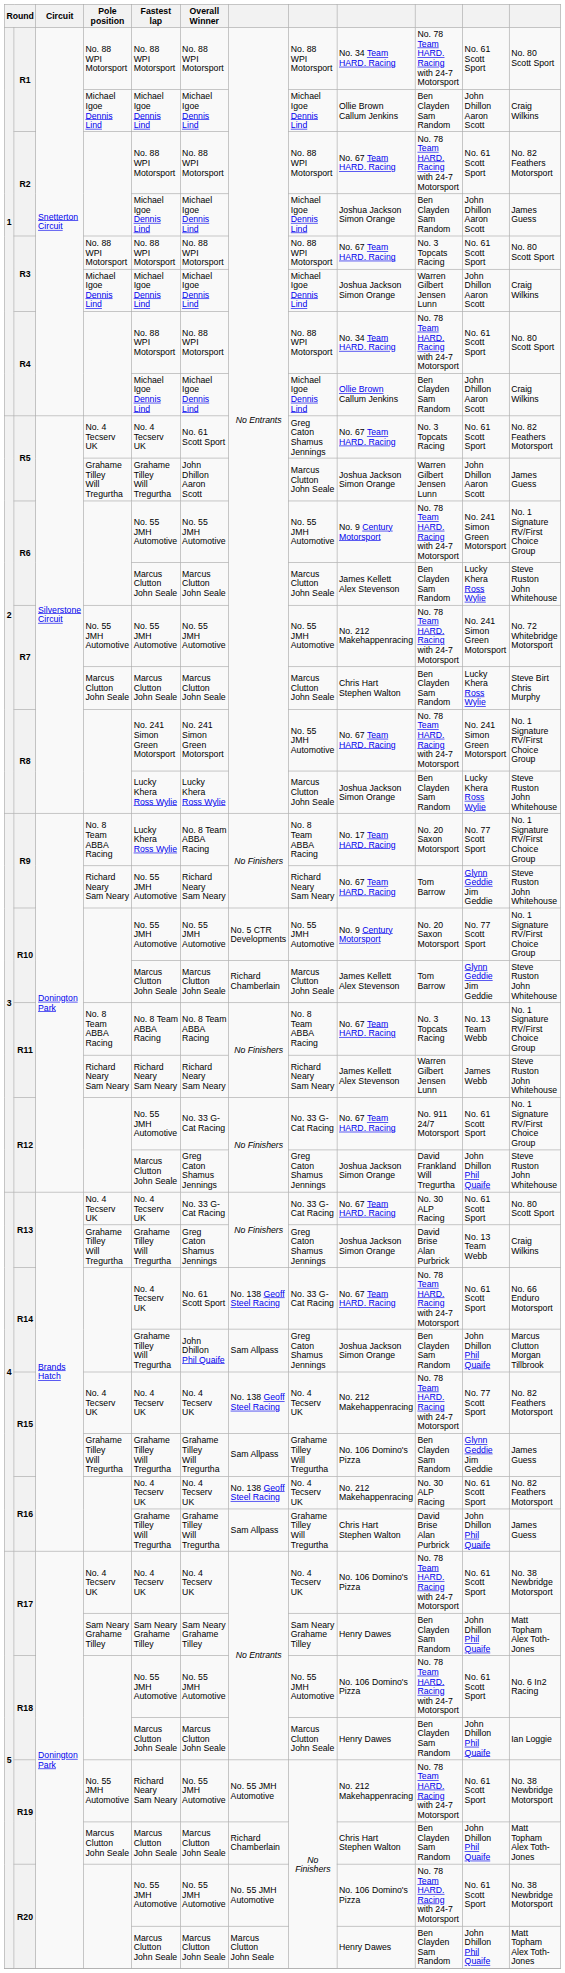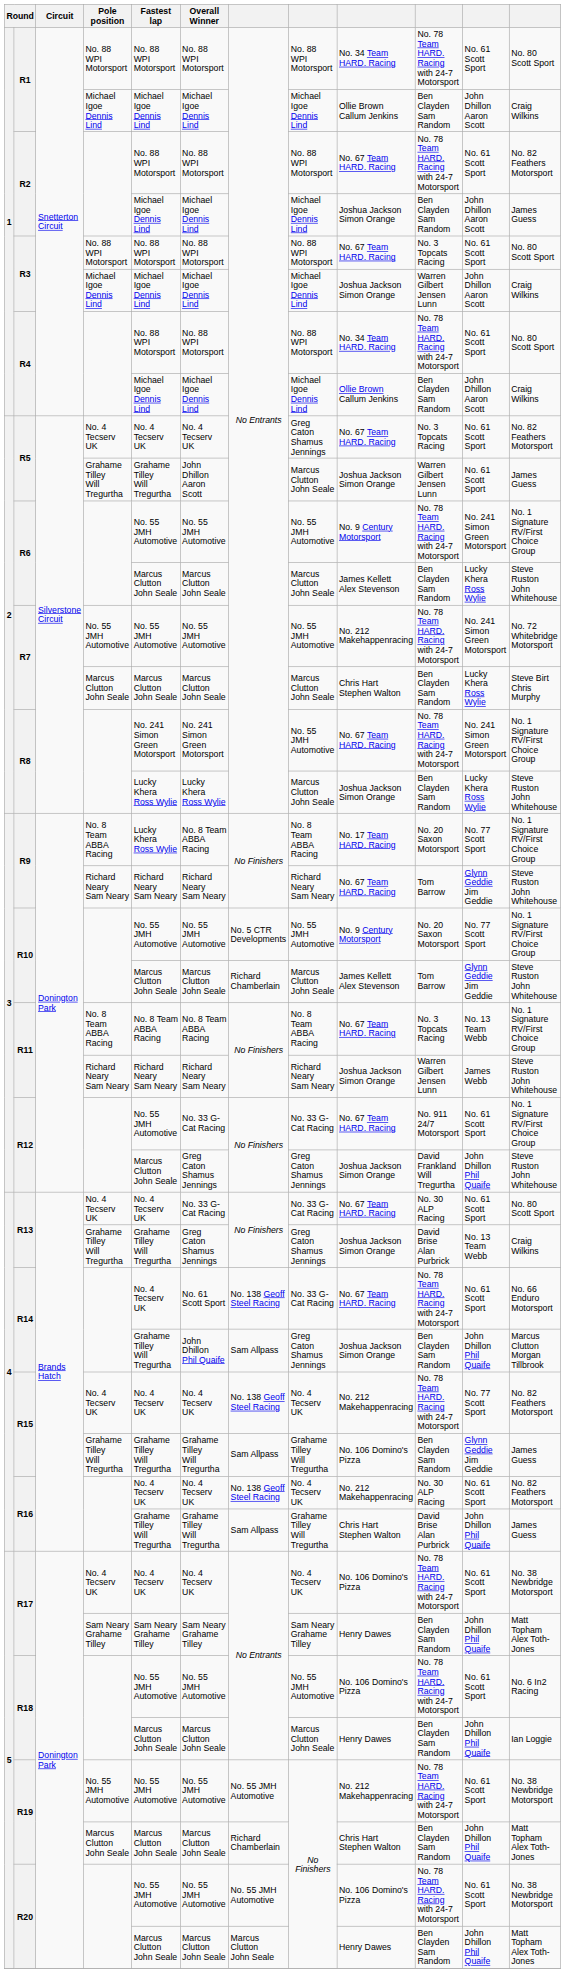(204, 437) No. 61 Scott Sport -> (197, 437) No. 4 Tecserv UK
(478, 479) John Dhillon Aaron Scott -> (477, 479) No. 61 Scott Sport
(155, 887) No. 55 JMH Automotive -> (155, 887) Richard Neary Sam Neary
(369, 1076) James Kellett Alex Stevenson -> (370, 1076) Joshua Jackson Simon Orange
(155, 1790) Richard Neary Sam Neary -> (155, 1790) No. 55 JMH Automotive
